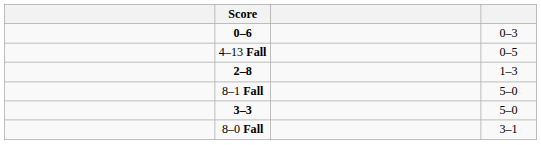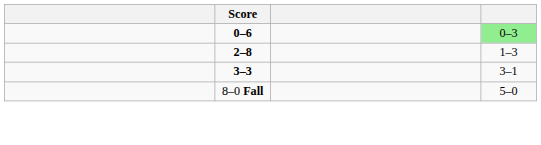(508, 33) no background -> (508, 33) lightgreen background
- row: (243, 52)
- row: (243, 91)
(508, 110) 5–0 -> (508, 71) 3–1
(508, 129) 3–1 -> (508, 91) 5–0
